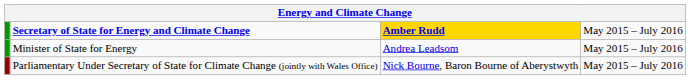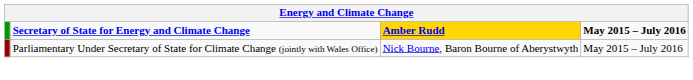(633, 30) normal -> (635, 30) bold
- row: (75, 48)
